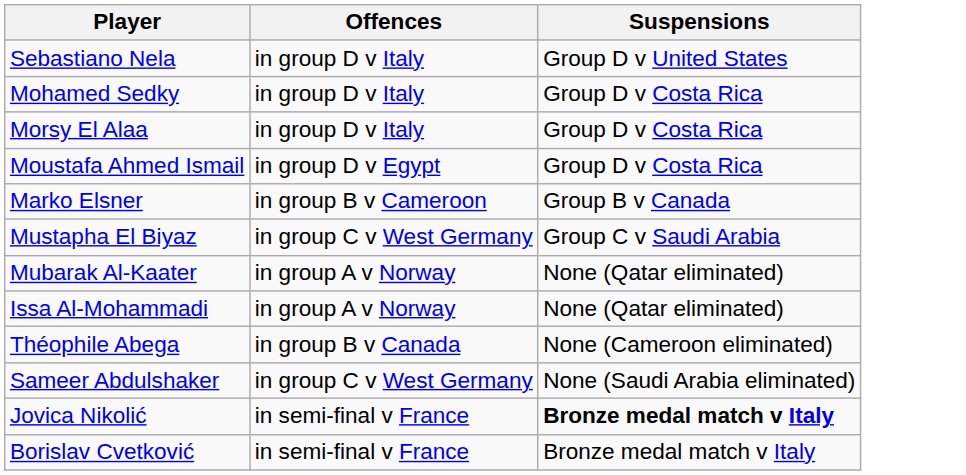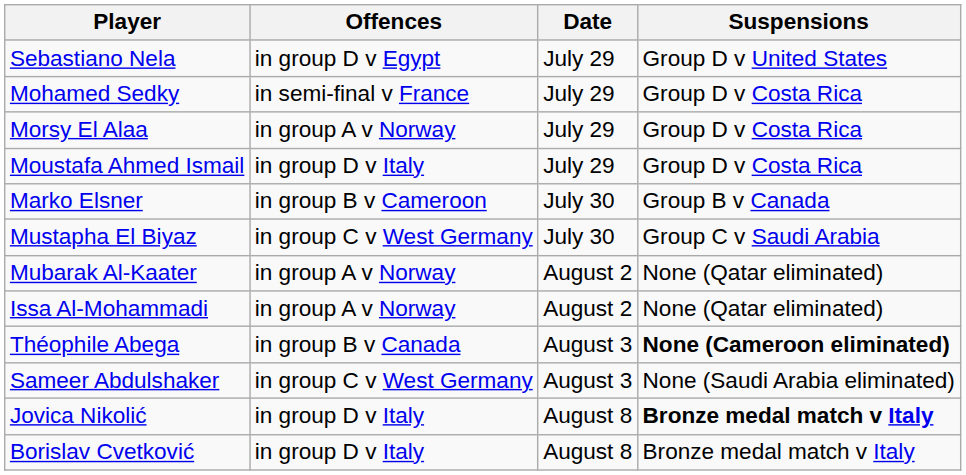+ column: (588, 22)
(339, 58) in group D v Italy -> (348, 58) in group D v Egypt
(339, 93) in group D v Italy -> (362, 93) in semi-final v France
(339, 129) in group D v Italy -> (355, 129) in group A v Norway
(348, 165) in group D v Egypt -> (339, 165) in group D v Italy
(688, 344) normal -> (796, 344) bold
(362, 415) in semi-final v France -> (339, 415) in group D v Italy
(362, 451) in semi-final v France -> (339, 451) in group D v Italy
